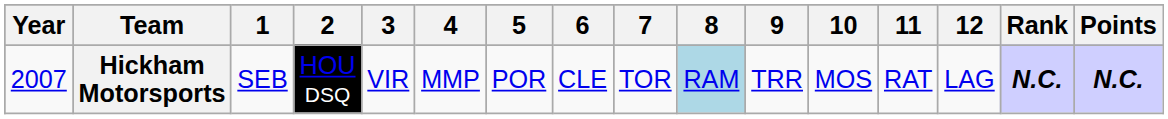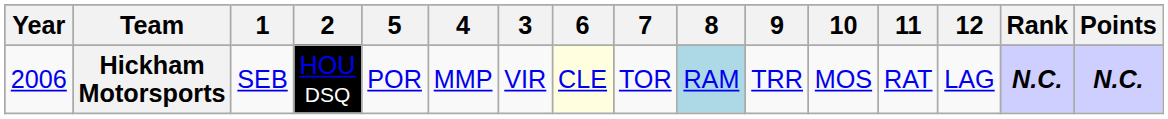columns swapped: (388, 25) <-> (519, 25)
(39, 79) 2007 -> (39, 79) 2006
(583, 79) no background -> (583, 79) lightyellow background
